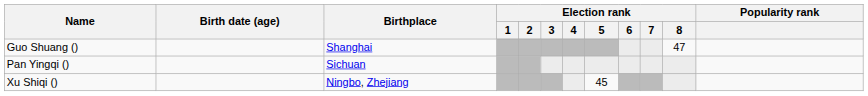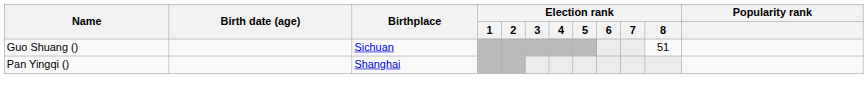(349, 47) Shanghai -> (374, 47) Sichuan
(679, 47) 47 -> (663, 47) 51
(346, 64) Sichuan -> (377, 64) Shanghai
- row: (32, 82)
